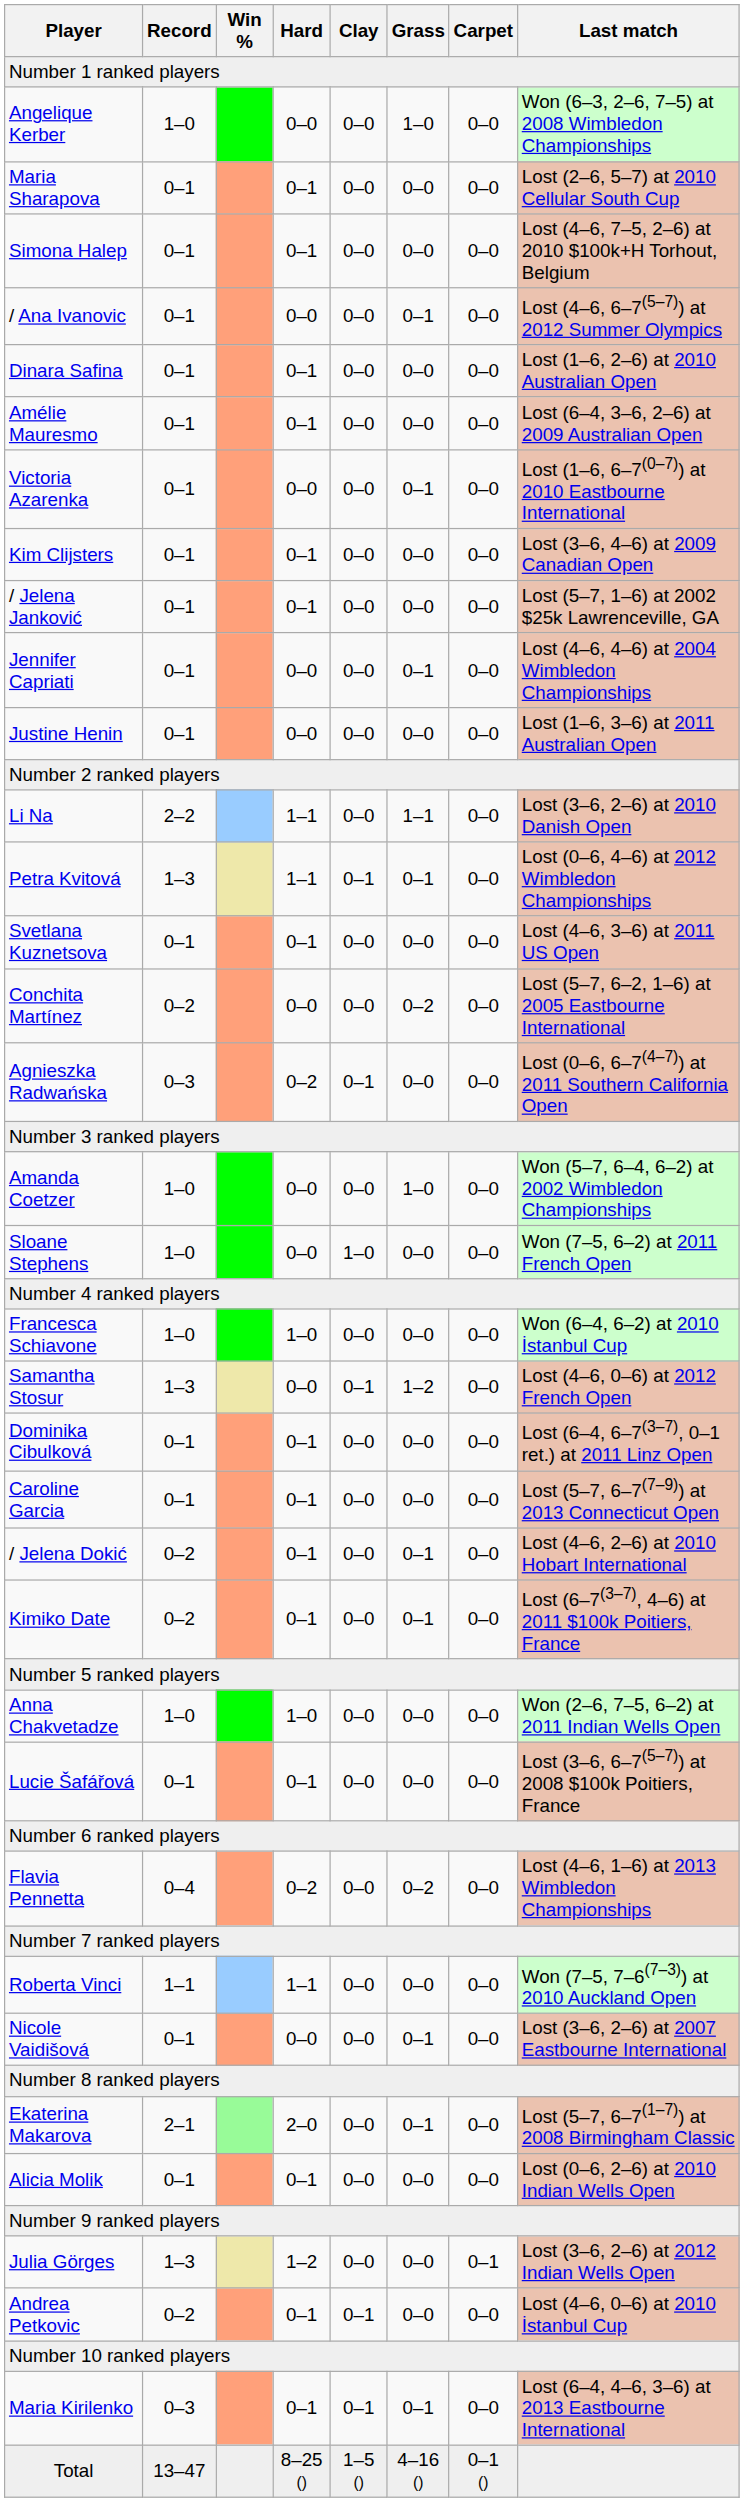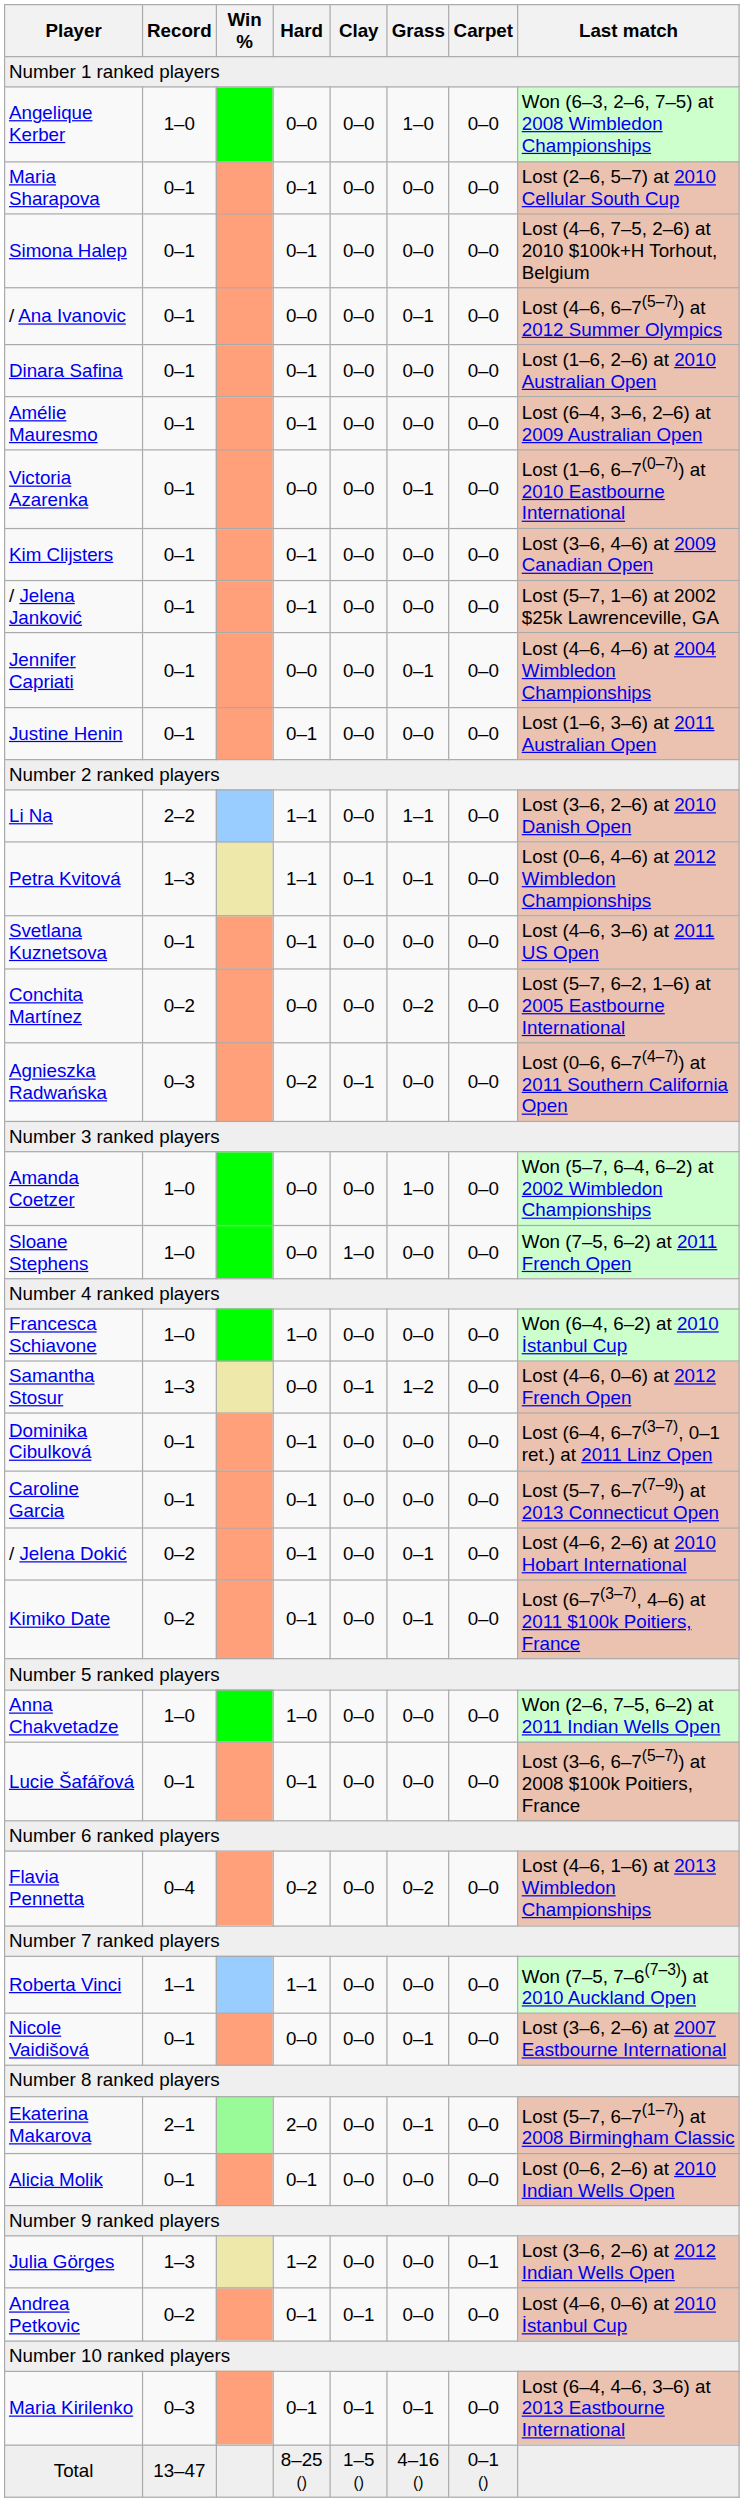(302, 732) 0–0 -> (302, 732) 0–1
